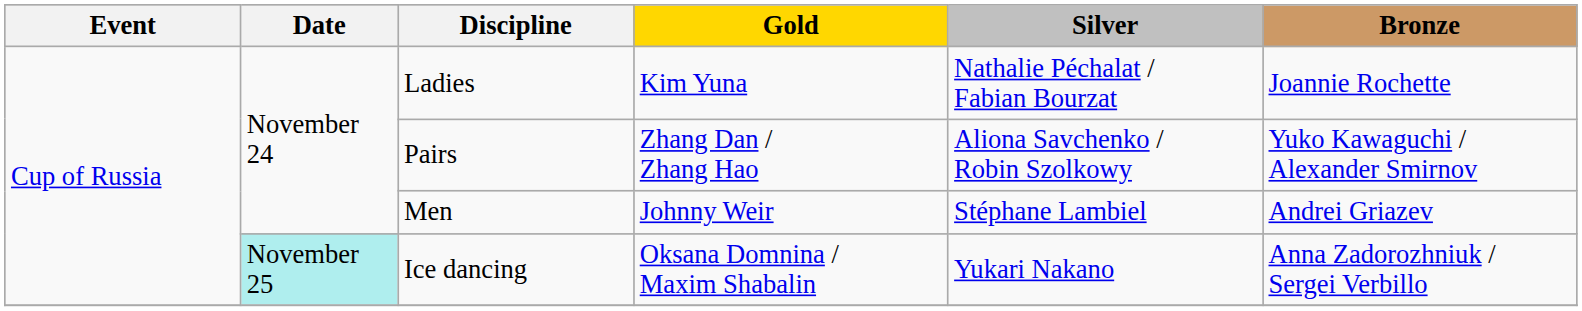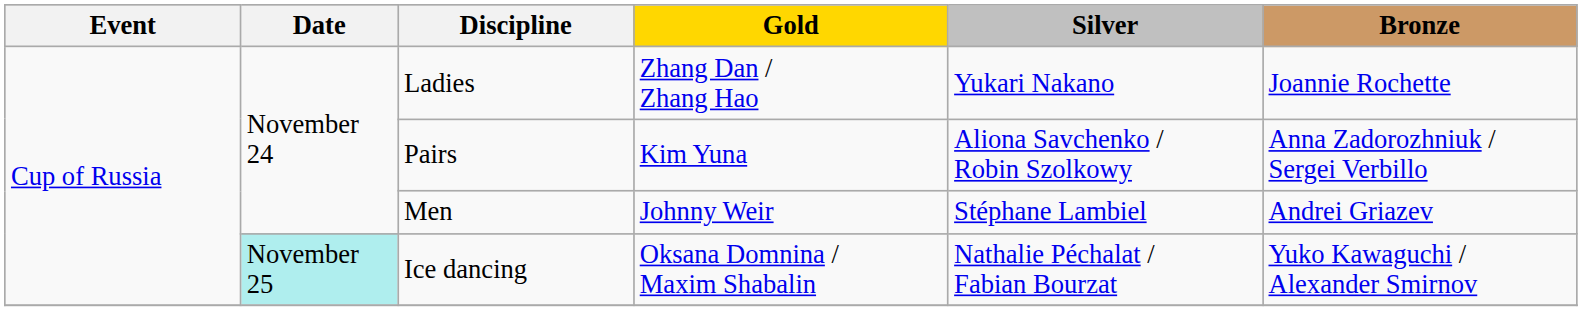(693, 82) Kim Yuna -> (706, 82) Zhang Dan / Zhang Hao
(1054, 82) Nathalie Péchalat / Fabian Bourzat -> (1034, 82) Yukari Nakano
(706, 154) Zhang Dan / Zhang Hao -> (693, 154) Kim Yuna
(1373, 154) Yuko Kawaguchi / Alexander Smirnov -> (1382, 154) Anna Zadorozhniuk / Sergei Verbillo
(1034, 268) Yukari Nakano -> (1054, 268) Nathalie Péchalat / Fabian Bourzat
(1382, 268) Anna Zadorozhniuk / Sergei Verbillo -> (1373, 268) Yuko Kawaguchi / Alexander Smirnov
